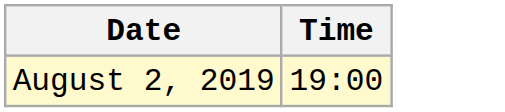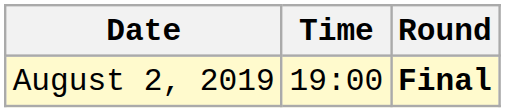+ column: (445, 31)
